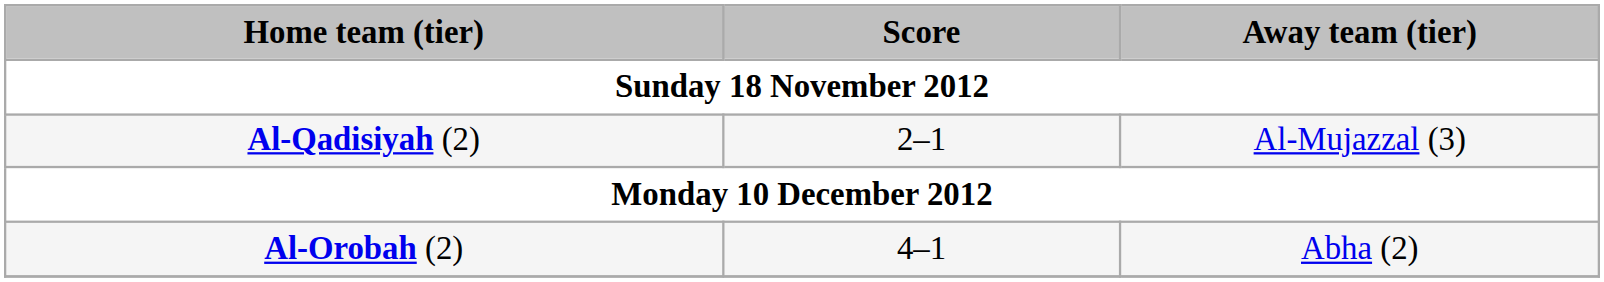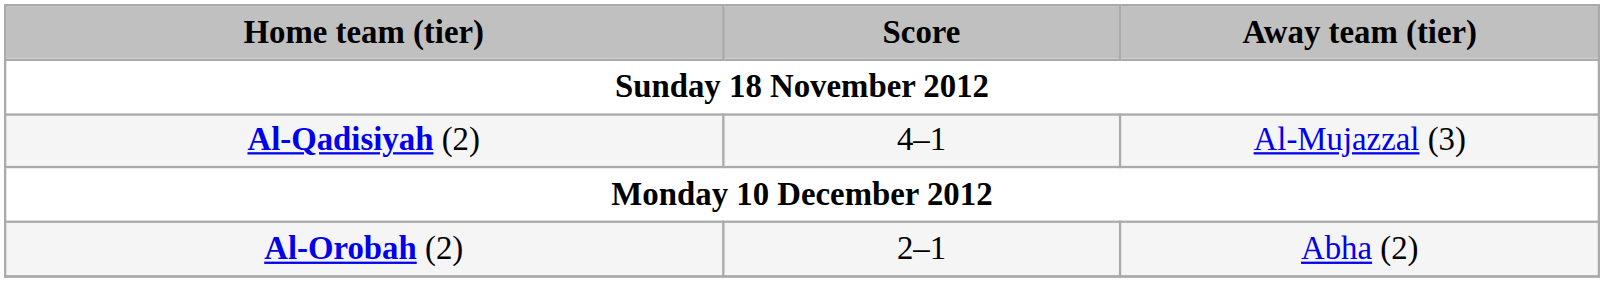(922, 140) 2–1 -> (922, 140) 4–1
(922, 248) 4–1 -> (922, 248) 2–1
